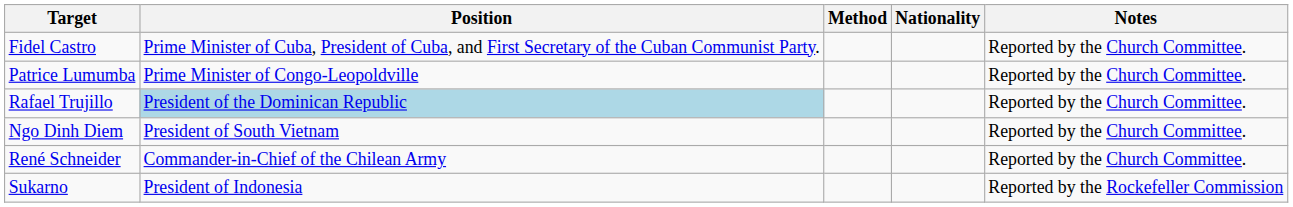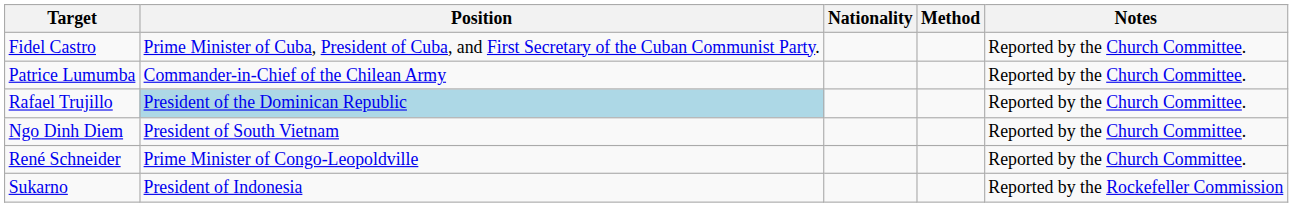columns swapped: (938, 18) <-> (857, 18)
(281, 74) Prime Minister of Congo-Leopoldville -> (295, 74) Commander-in-Chief of the Chilean Army
(295, 159) Commander-in-Chief of the Chilean Army -> (281, 159) Prime Minister of Congo-Leopoldville
